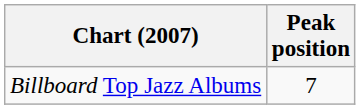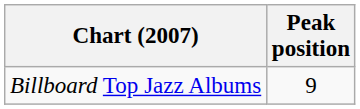(311, 85) 7 -> (311, 85) 9
